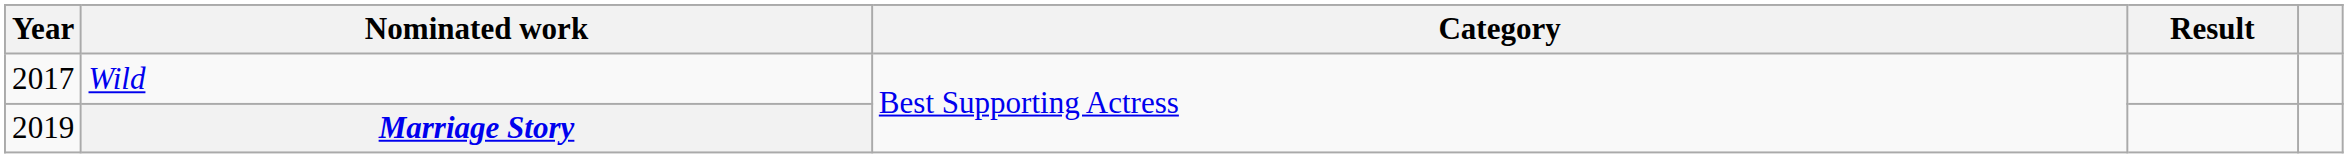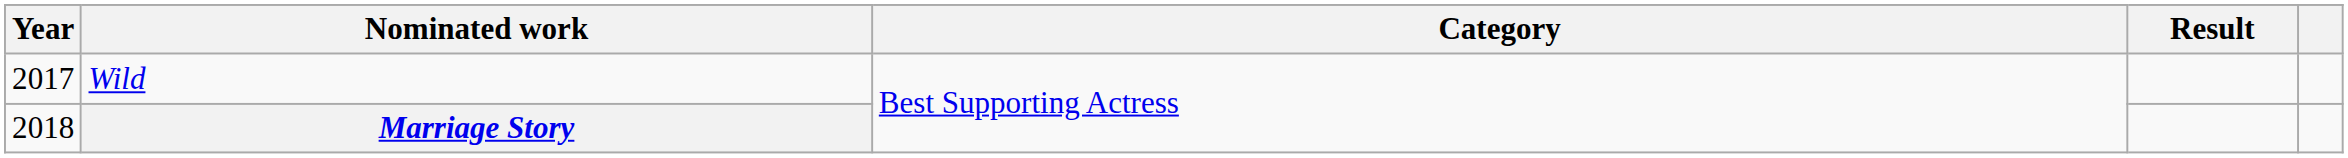(43, 127) 2019 -> (43, 127) 2018
